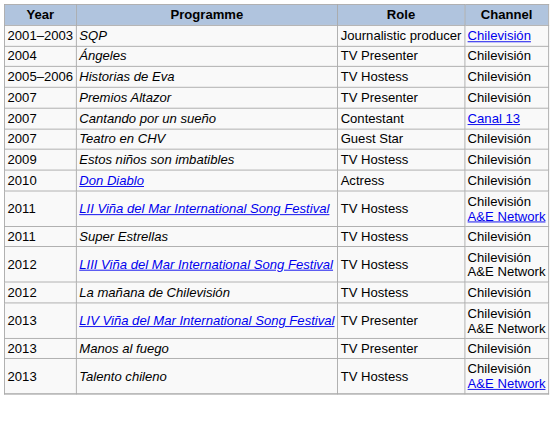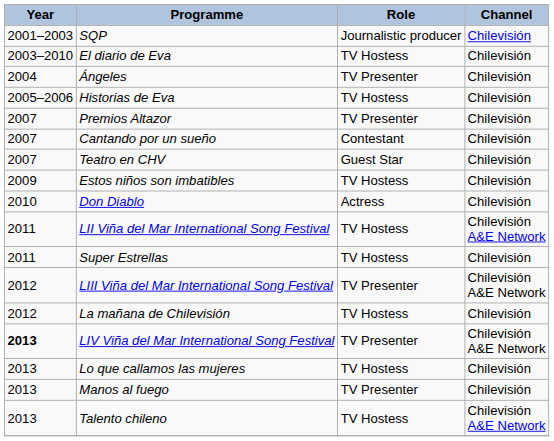+ row: (125, 57)
(494, 119) Canal 13 -> (499, 139) Chilevisión
(374, 265) TV Hostess -> (379, 285) TV Presenter
(22, 321) normal -> (22, 341) bold
+ row: (162, 369)
